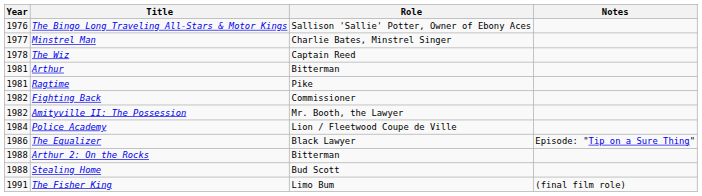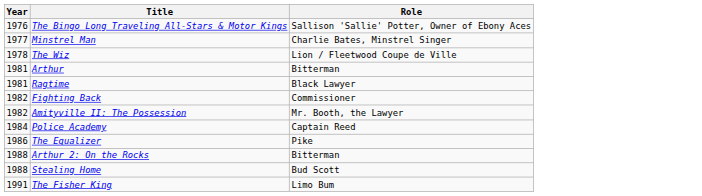- column: (615, 12)
(324, 55) Captain Reed -> (374, 55) Lion / Fleetwood Coupe de Ville
(302, 84) Pike -> (324, 84) Black Lawyer
(374, 127) Lion / Fleetwood Coupe de Ville -> (324, 127) Captain Reed
(324, 141) Black Lawyer -> (302, 141) Pike
